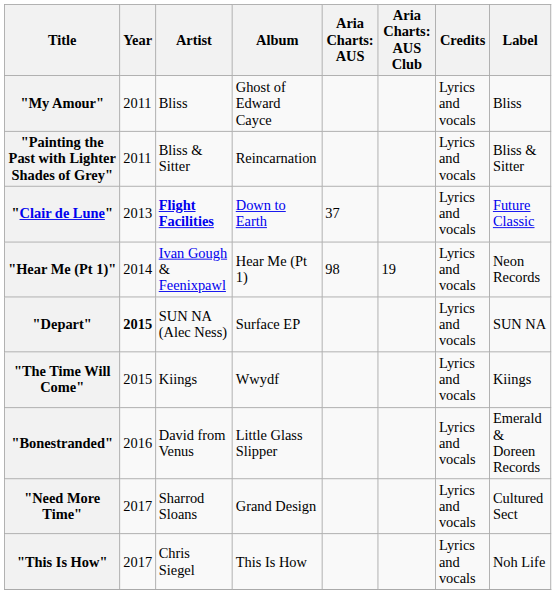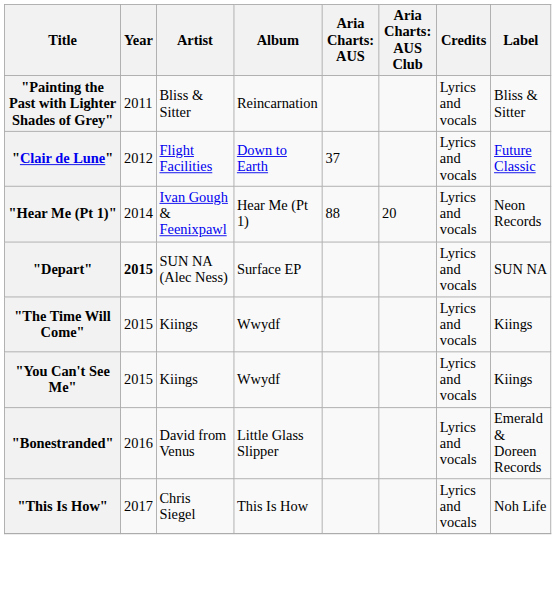- row: (62, 103)
(138, 214) 2013 -> (138, 158) 2012
(186, 214) bold -> (186, 158) normal
(332, 269) 98 -> (333, 214) 88
(389, 269) 19 -> (389, 214) 20
+ row: (63, 379)
- row: (62, 506)
